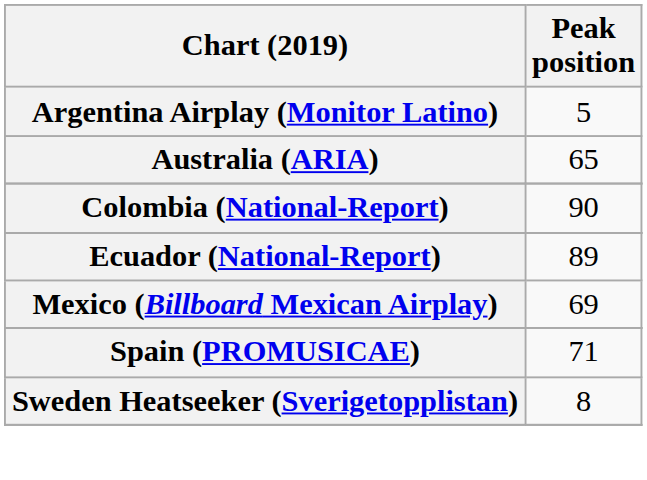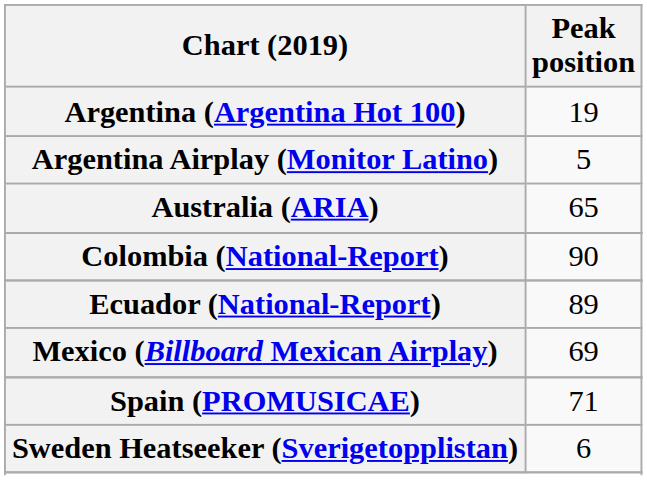+ row: (265, 111)
(584, 400) 8 -> (584, 448) 6
